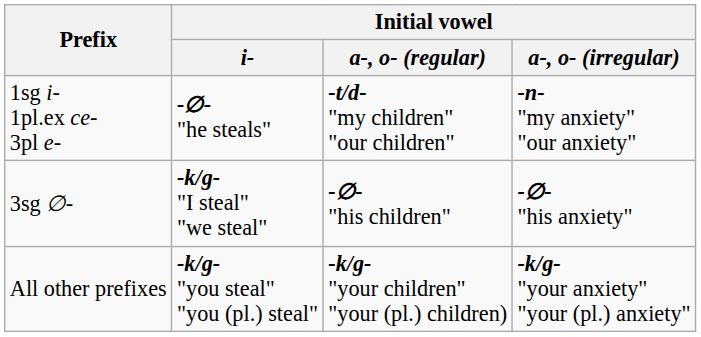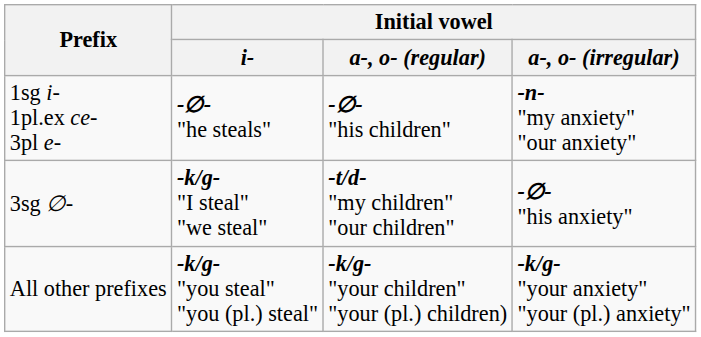(391, 117) -t/d- "my children" "our children" -> (390, 118) -∅- "his children"
(390, 203) -∅- "his children" -> (391, 203) -t/d- "my children" "our children"
